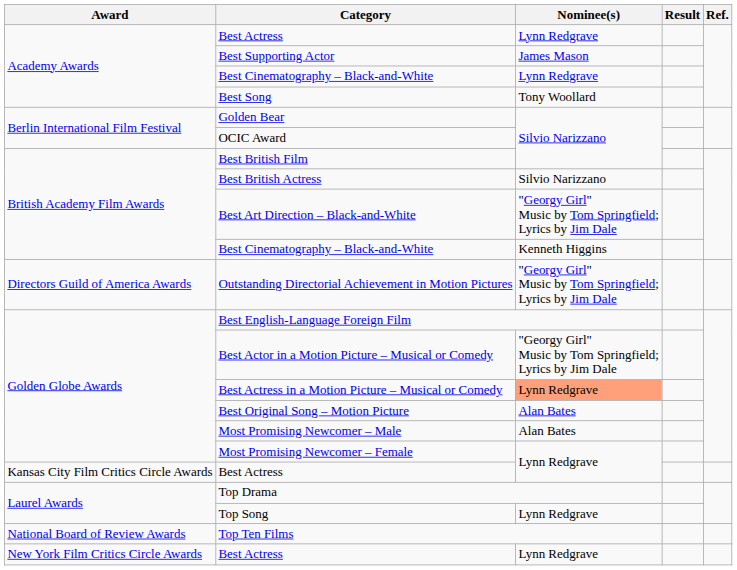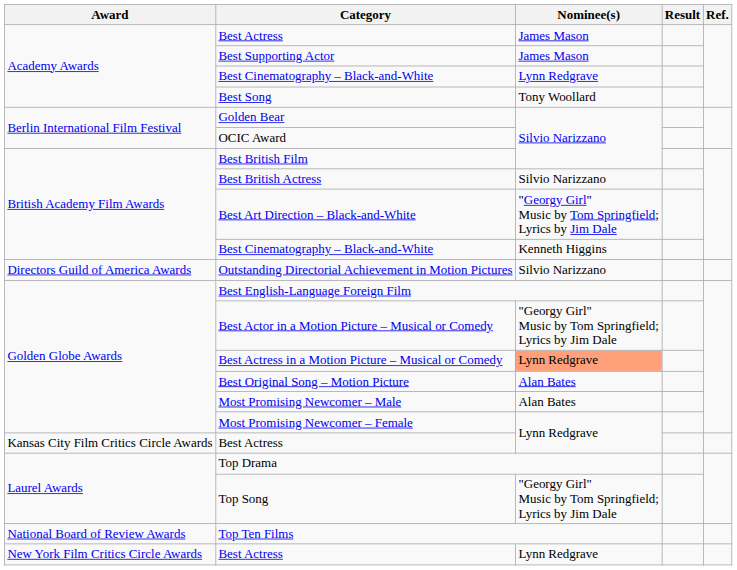(558, 35) Lynn Redgrave -> (554, 35) James Mason
(589, 284) "Georgy Girl" Music by Tom Springfield; Lyrics by Jim Dale -> (562, 270) Silvio Narizzano
(558, 513) Lynn Redgrave -> (589, 498) "Georgy Girl" Music by Tom Springfield; Lyrics by Jim Dale
